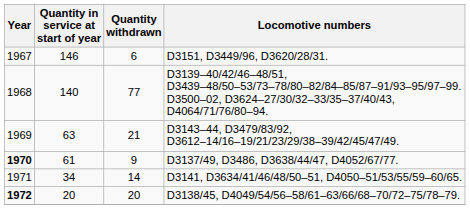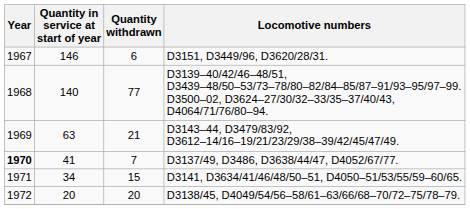(69, 160) 61 -> (69, 160) 41
(134, 160) 9 -> (134, 160) 7
(134, 177) 14 -> (134, 177) 15
(19, 195) bold -> (19, 195) normal
